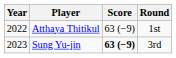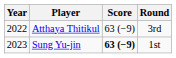(154, 28) 1st -> (154, 28) 3rd
(154, 45) 3rd -> (154, 45) 1st
